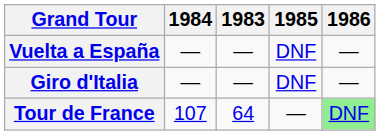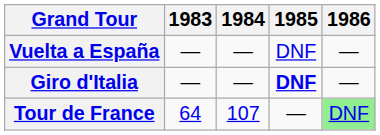columns swapped: (243, 20) <-> (190, 20)
(296, 82) normal -> (296, 82) bold
